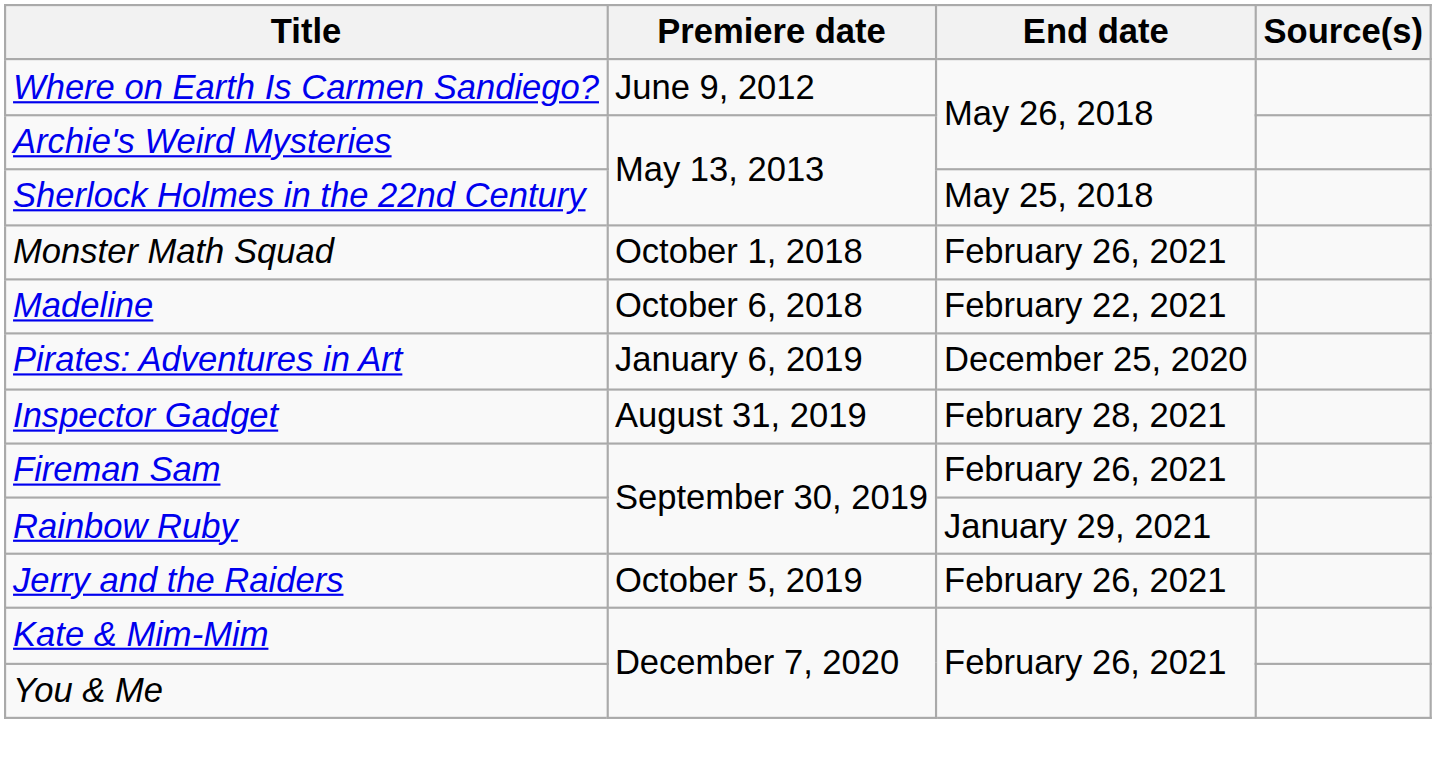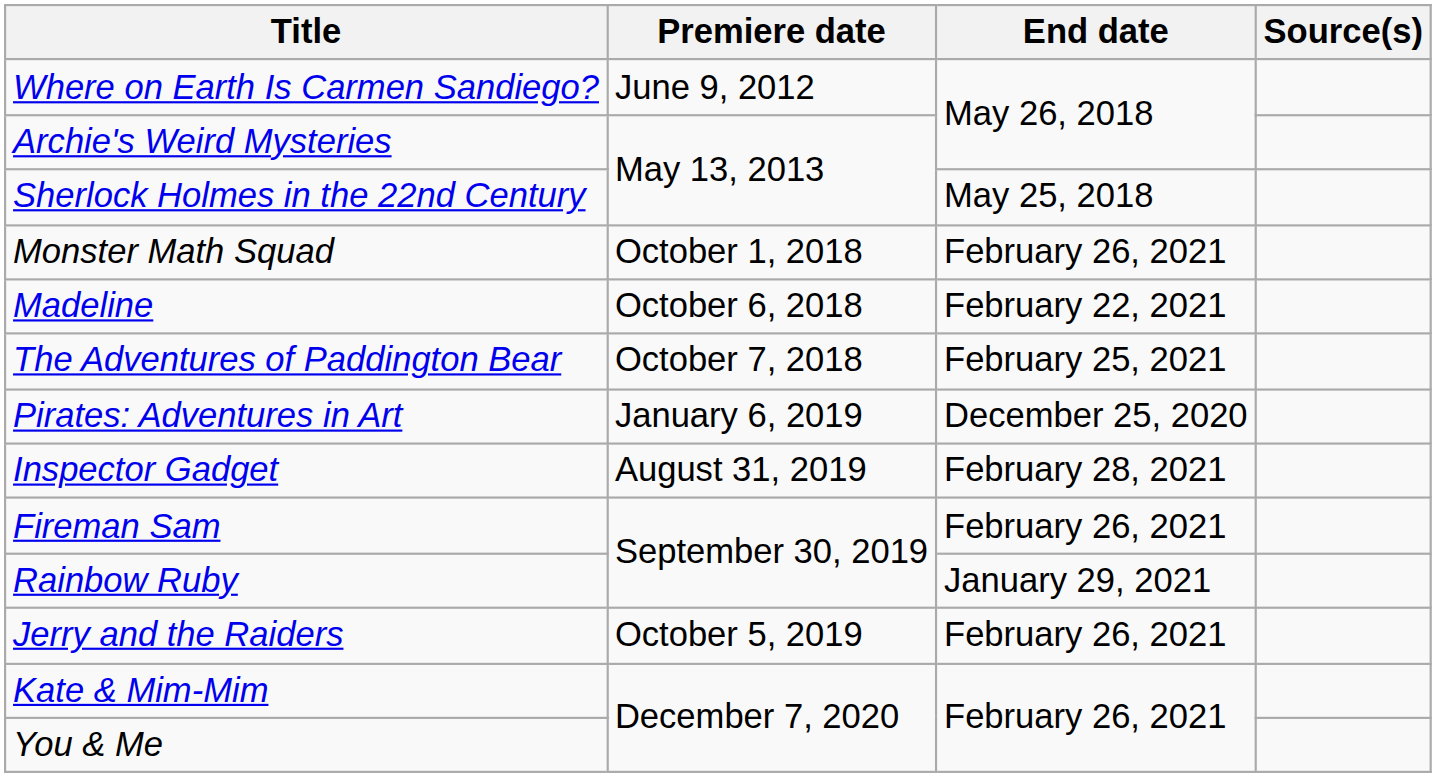+ row: (287, 360)
